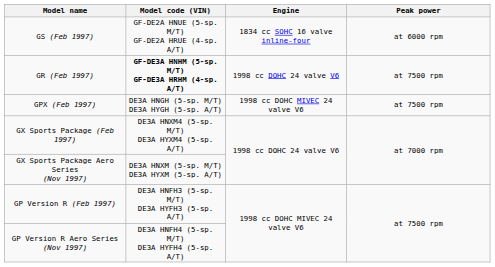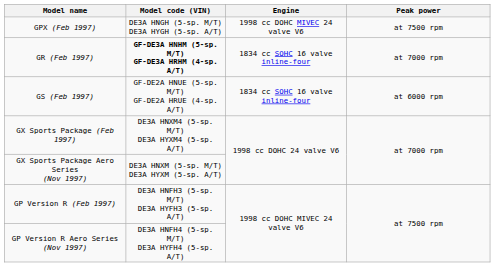rows swapped: (65, 36) <-> (65, 105)
(286, 75) 1998 cc DOHC 24 valve V6 -> (286, 57) 1834 cc SOHC 16 valve inline-four
(418, 75) at 7500 rpm -> (418, 57) at 7000 rpm
